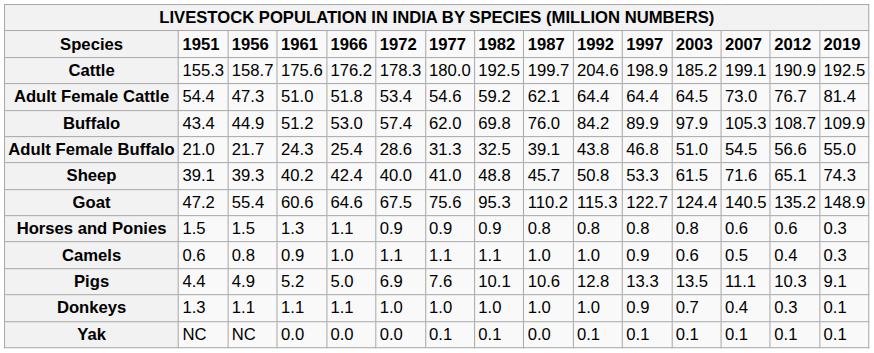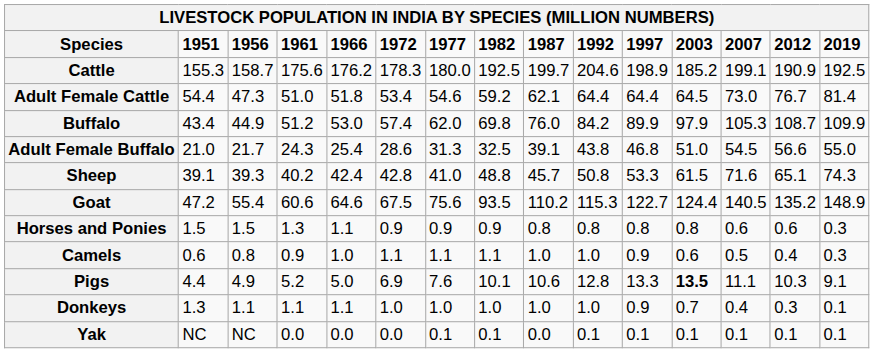(396, 176) 40.0 -> (396, 176) 42.8
(495, 202) 95.3 -> (495, 202) 93.5
(692, 281) normal -> (692, 281) bold
